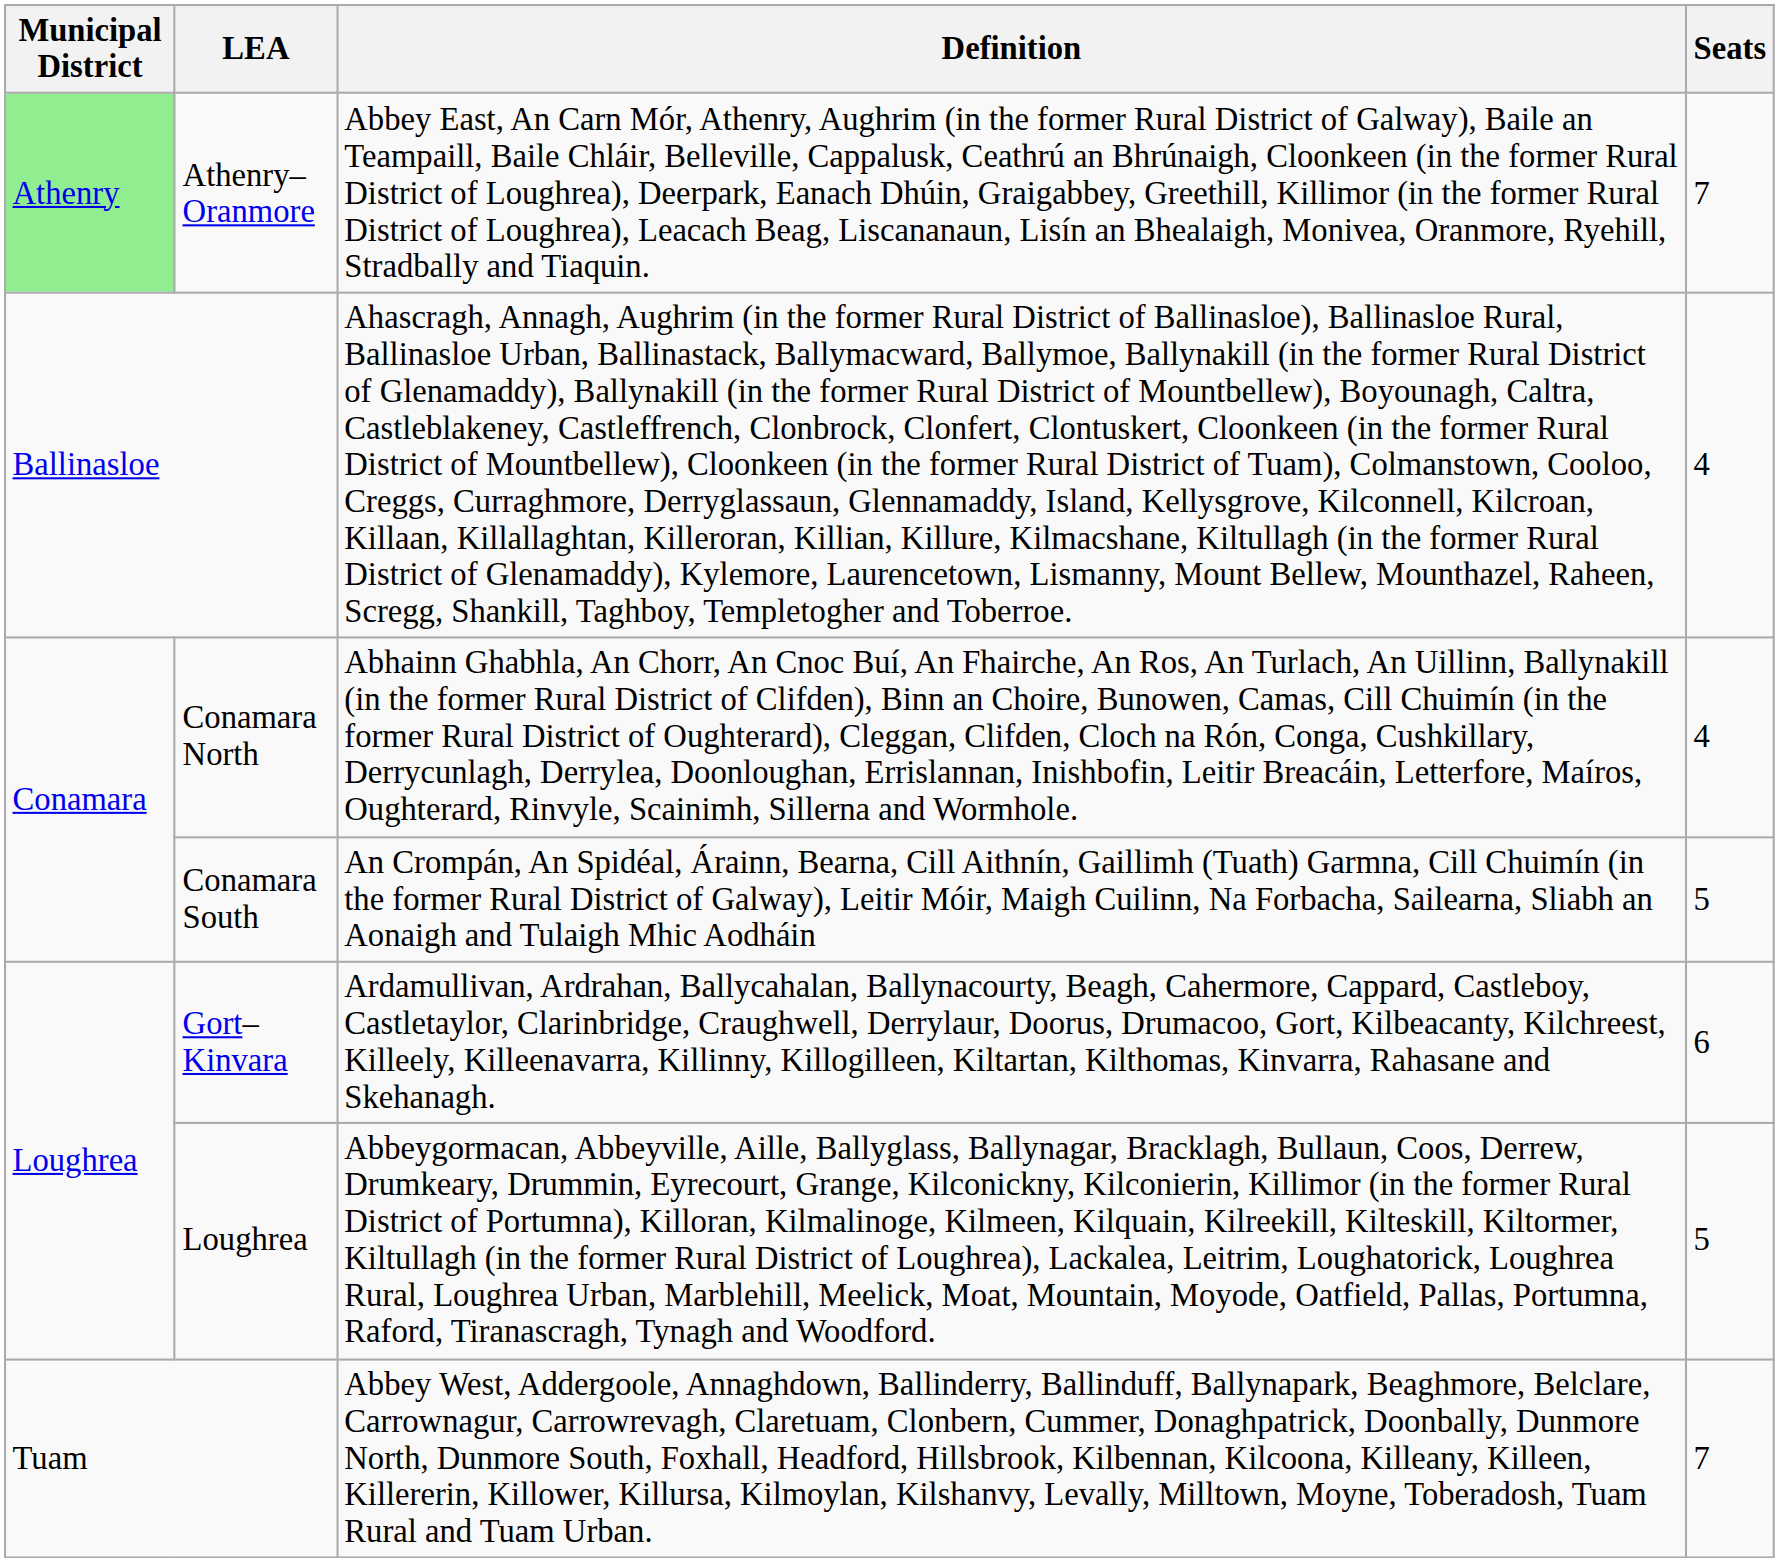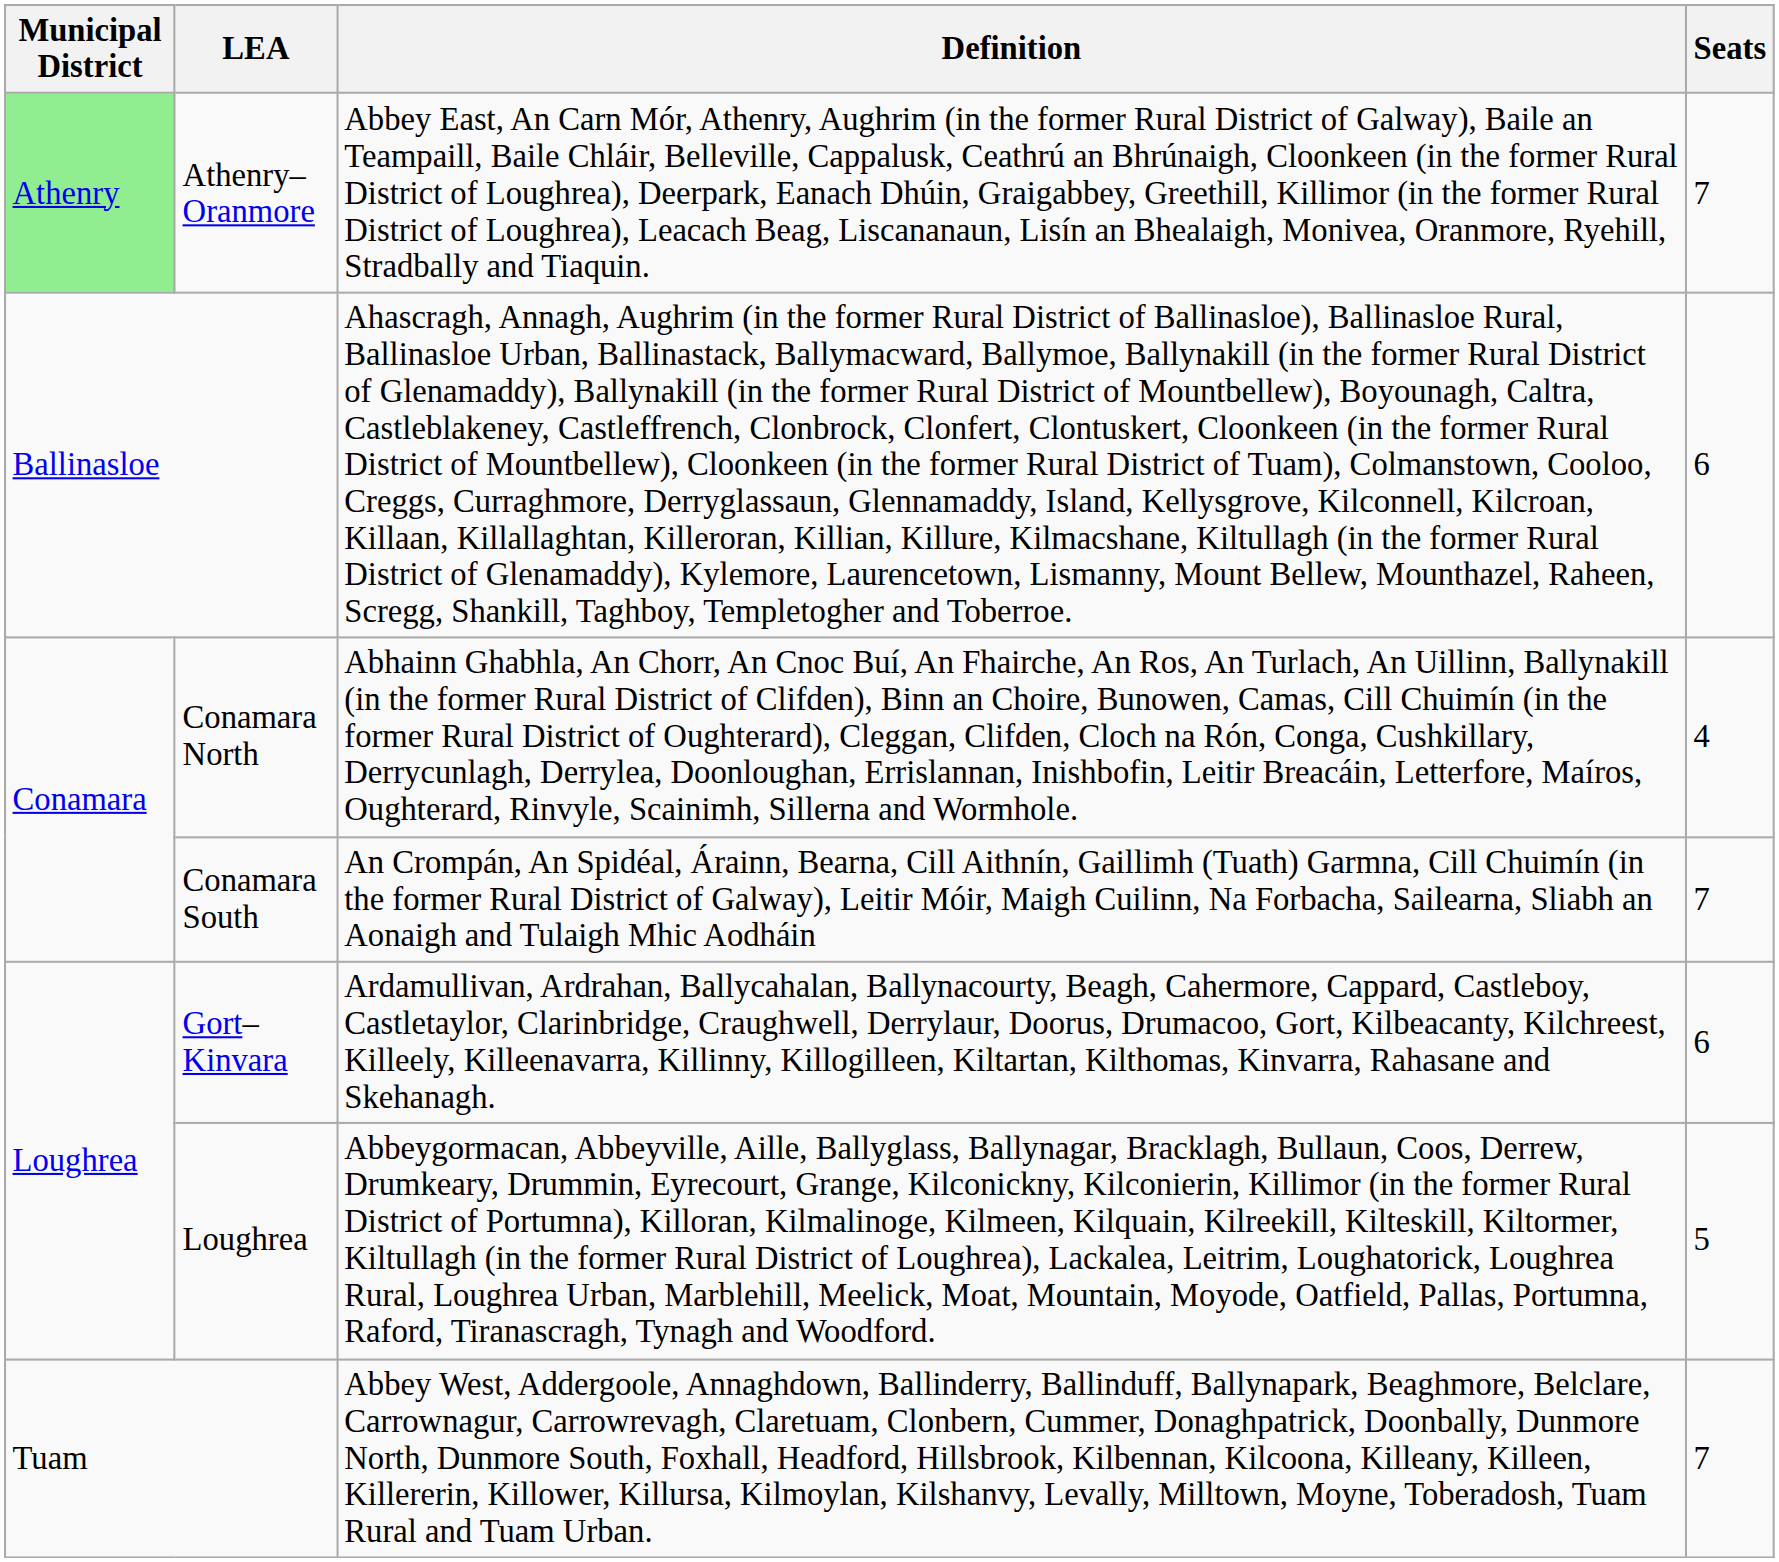(1702, 464) 4 -> (1702, 464) 6
(1702, 898) 5 -> (1702, 898) 7
